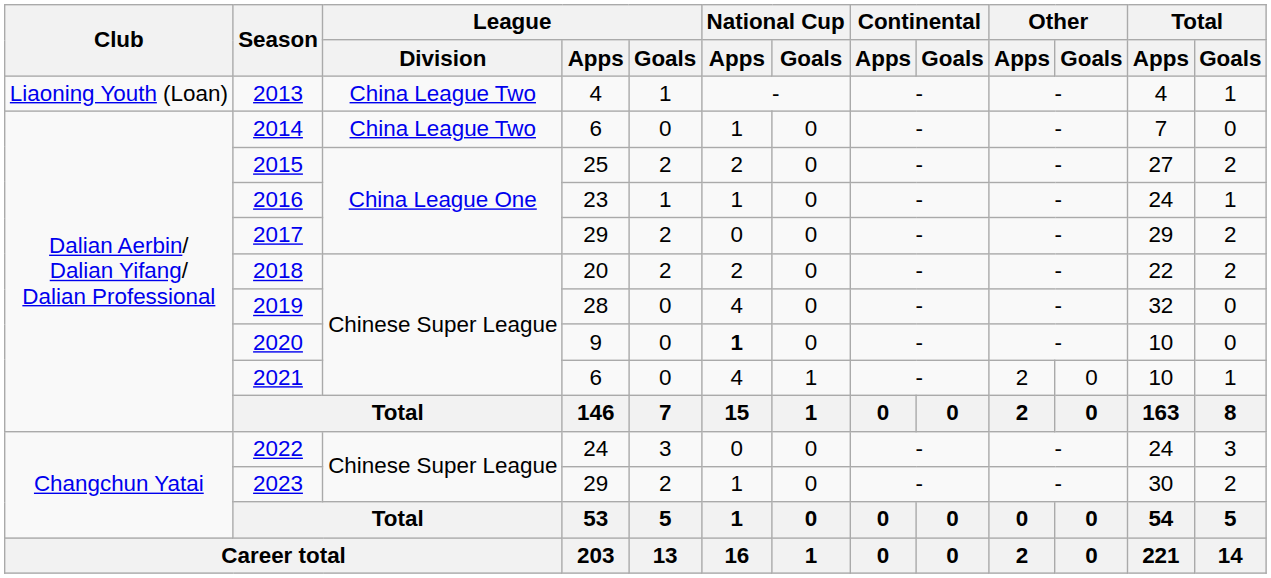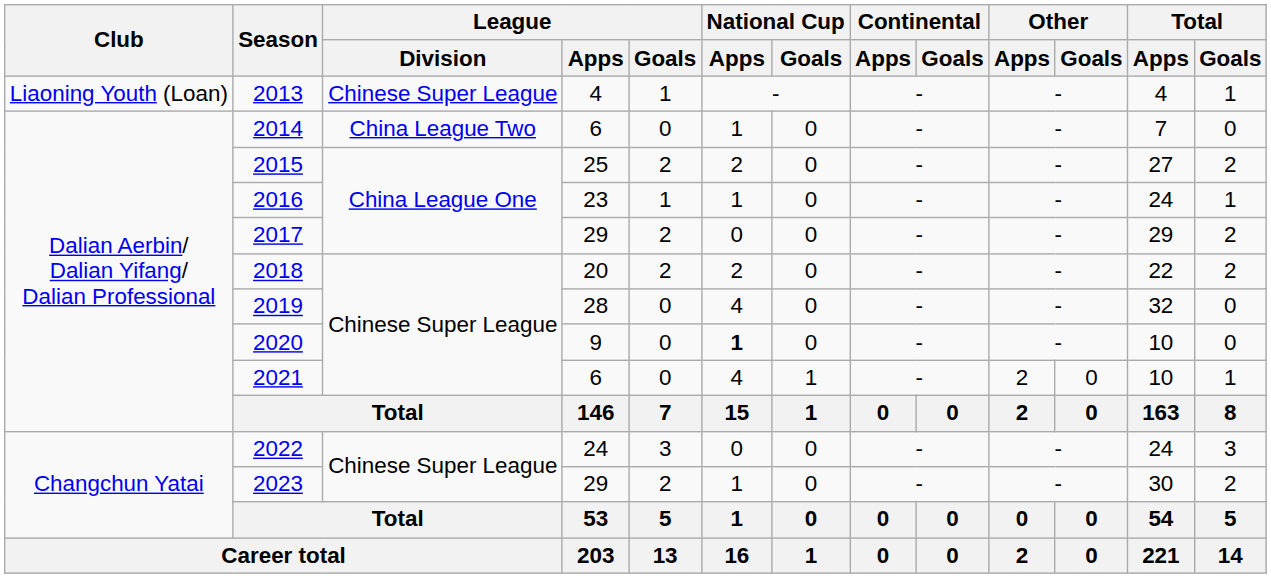(443, 93) China League Two -> (443, 93) Chinese Super League
